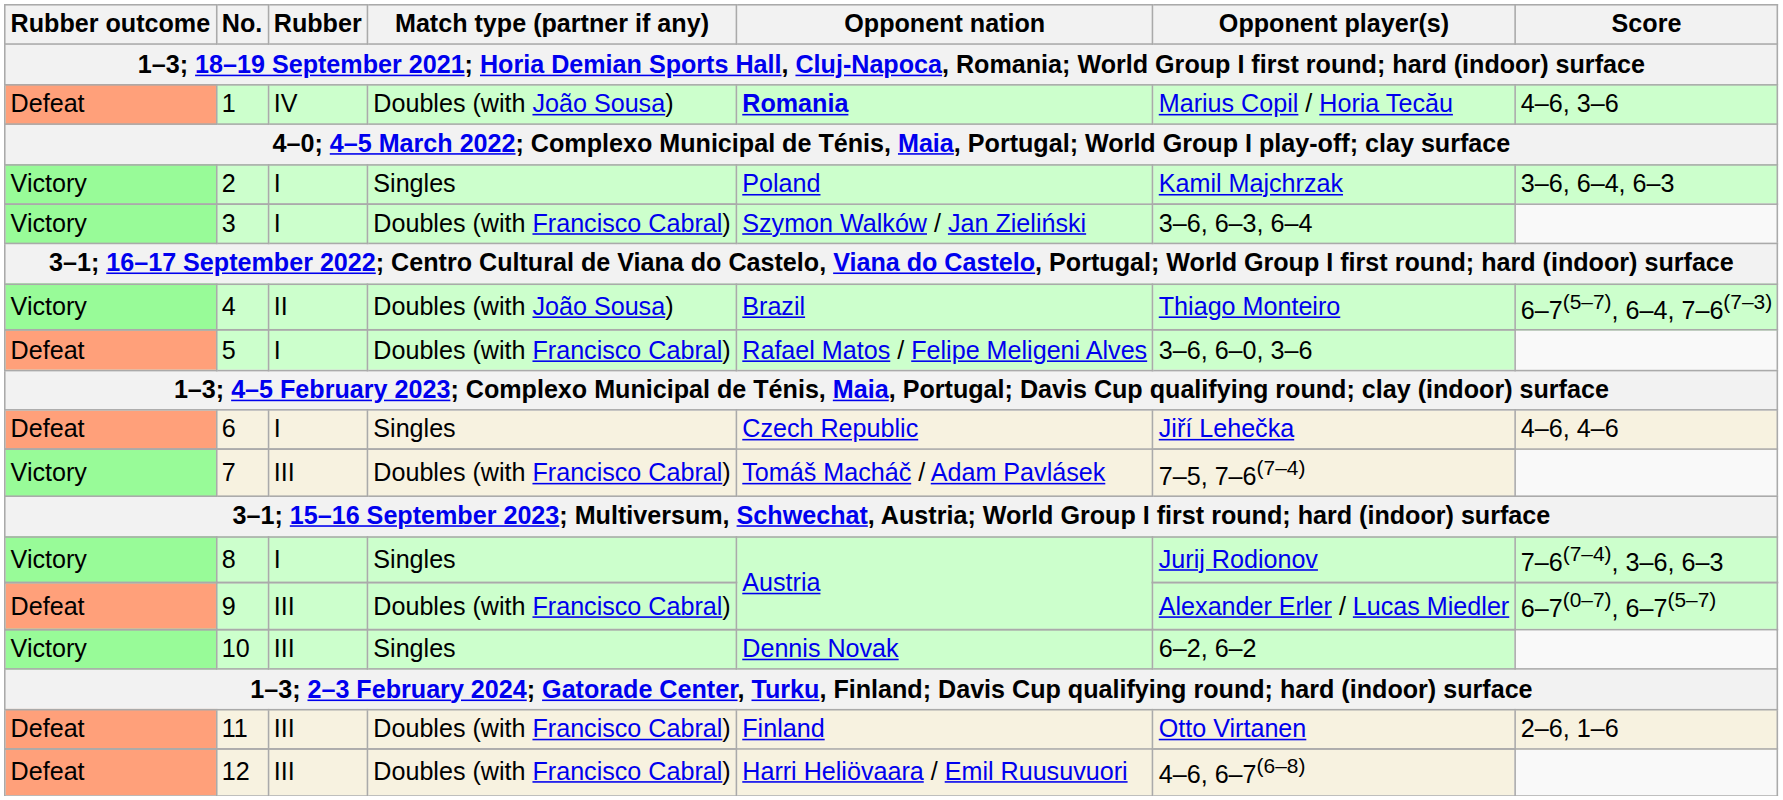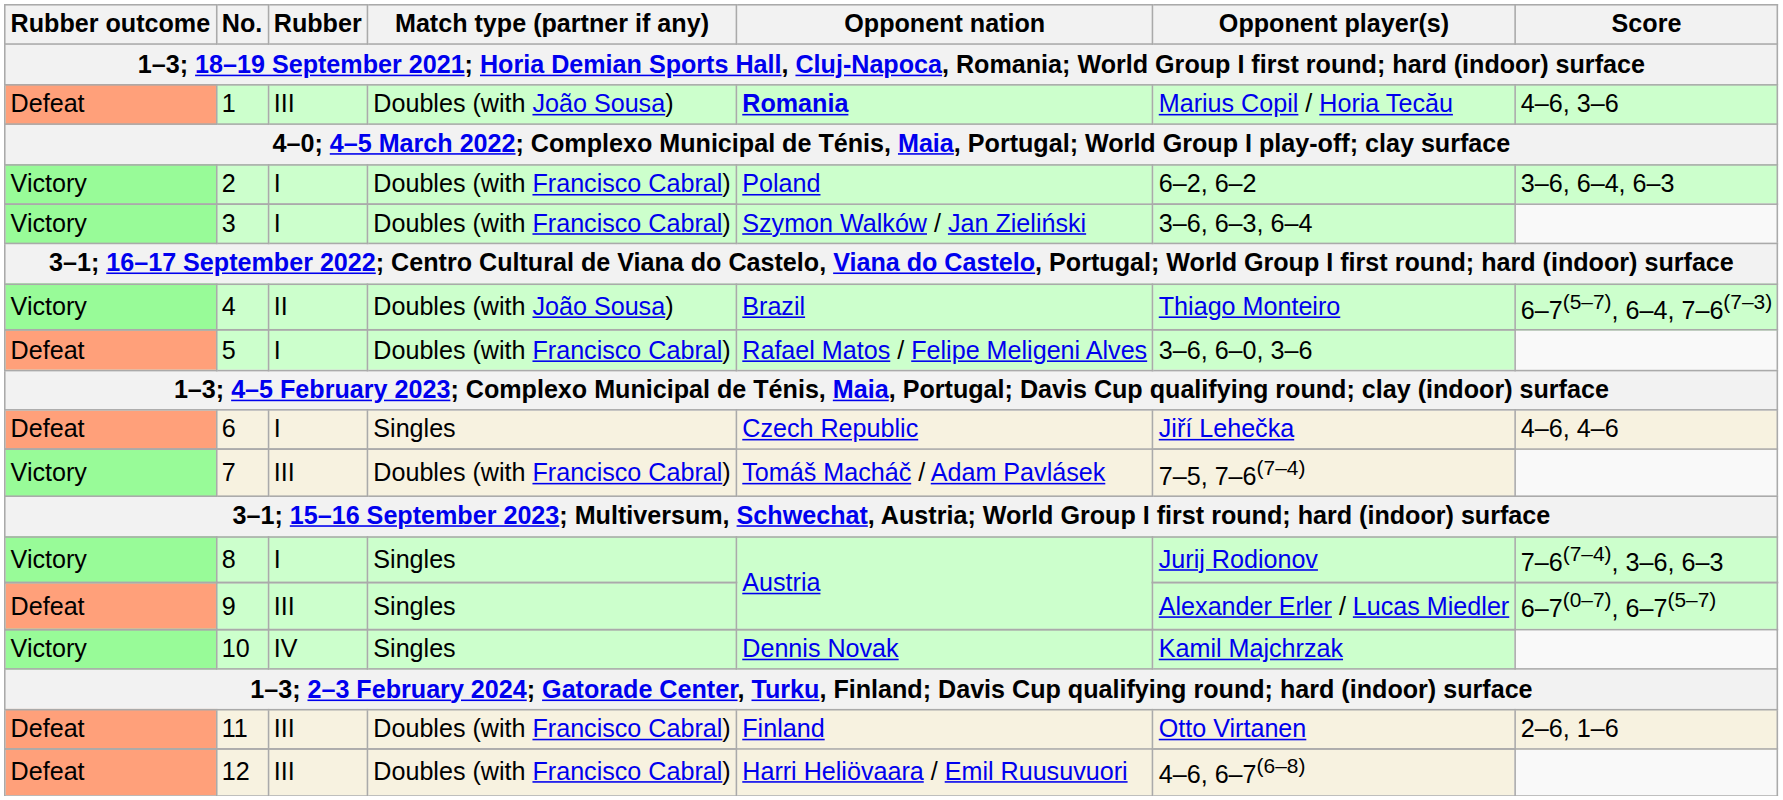(286, 104) IV -> (284, 104) III
(414, 183) Singles -> (552, 183) Doubles (with Francisco Cabral)
(1251, 183) Kamil Majchrzak -> (1208, 183) 6–2, 6–2
(552, 605) Doubles (with Francisco Cabral) -> (414, 605) Singles
(284, 649) III -> (286, 649) IV
(1208, 649) 6–2, 6–2 -> (1251, 649) Kamil Majchrzak
